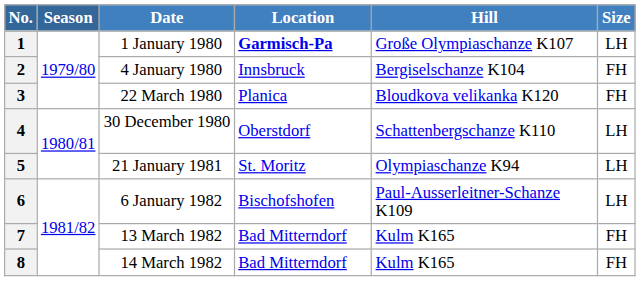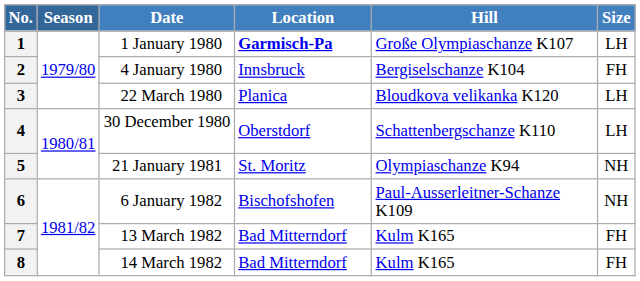(616, 95) FH -> (616, 95) LH
(616, 166) LH -> (616, 166) NH
(616, 201) LH -> (616, 201) NH
